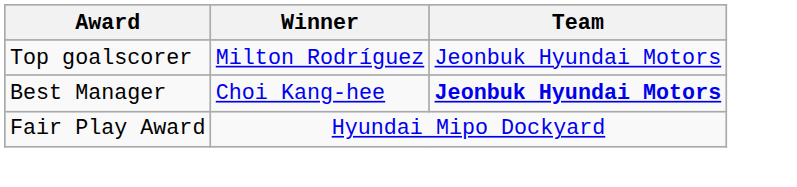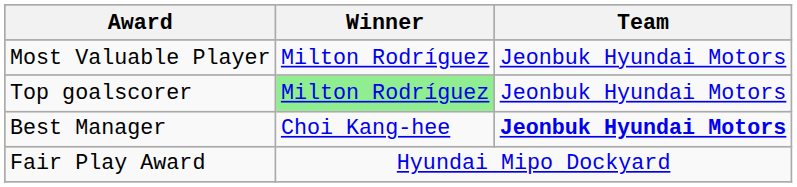+ row: (140, 58)
(320, 58) no background -> (385, 93) lightgreen background
